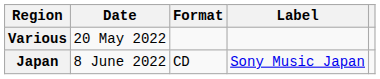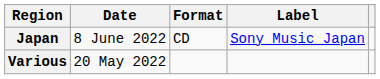rows swapped: (37, 39) <-> (37, 62)
